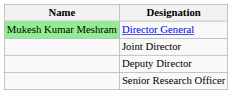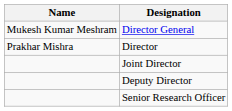(62, 30) lightgreen background -> (62, 30) no background
+ row: (140, 47)
